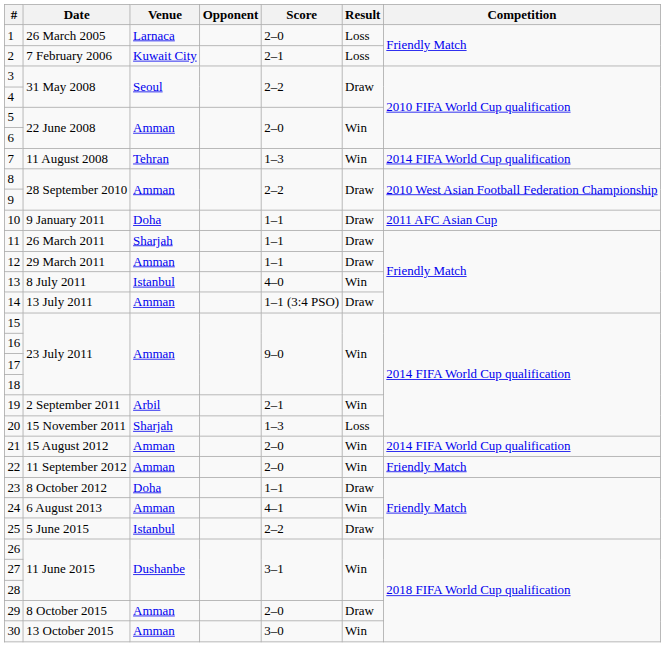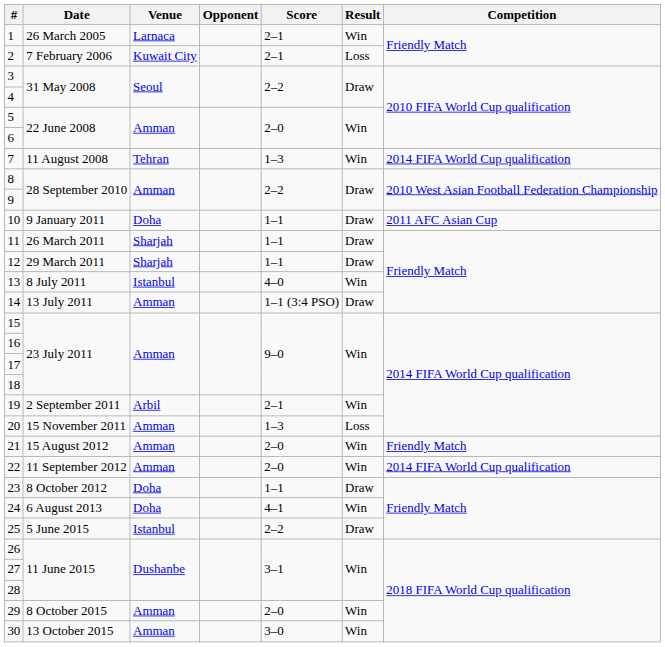(274, 35) 2–0 -> (274, 35) 2–1
(357, 35) Loss -> (356, 35) Win
(154, 261) Amman -> (153, 261) Sharjah
(153, 425) Sharjah -> (154, 425) Amman
(478, 446) 2014 FIFA World Cup qualification -> (426, 446) Friendly Match
(426, 466) Friendly Match -> (478, 466) 2014 FIFA World Cup qualification
(154, 508) Amman -> (147, 508) Doha
(359, 610) Draw -> (356, 610) Win
